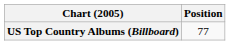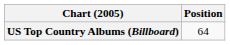(203, 31) 77 -> (203, 31) 64
